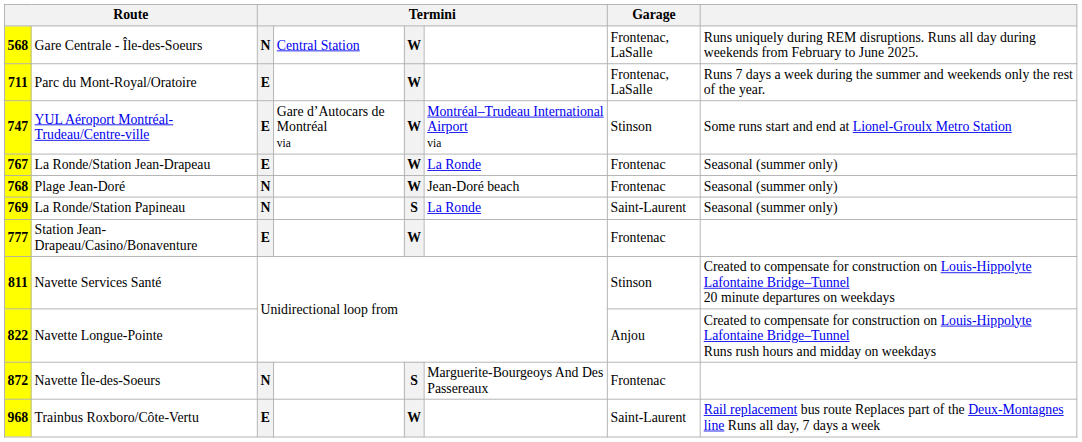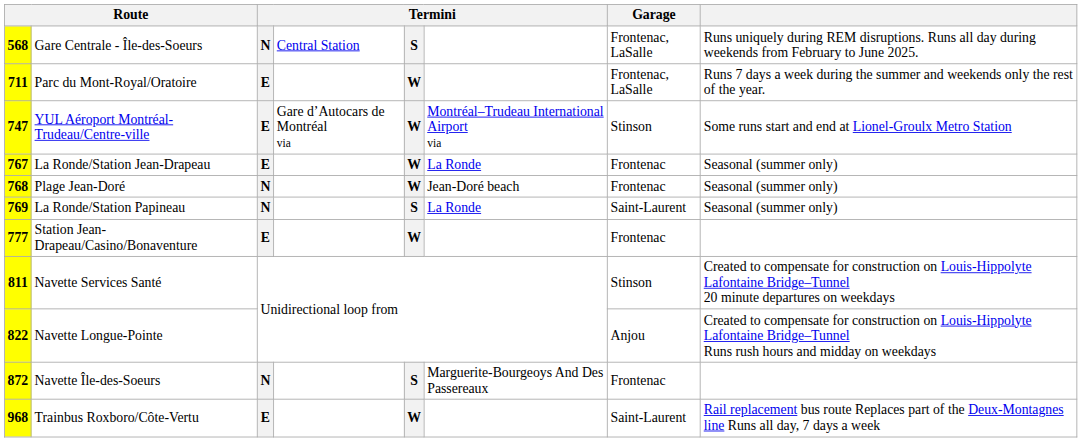(414, 44) W -> (414, 44) S
